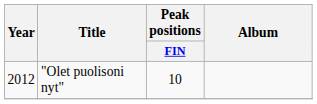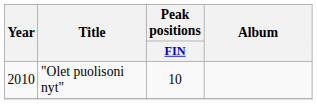(21, 79) 2012 -> (21, 79) 2010
